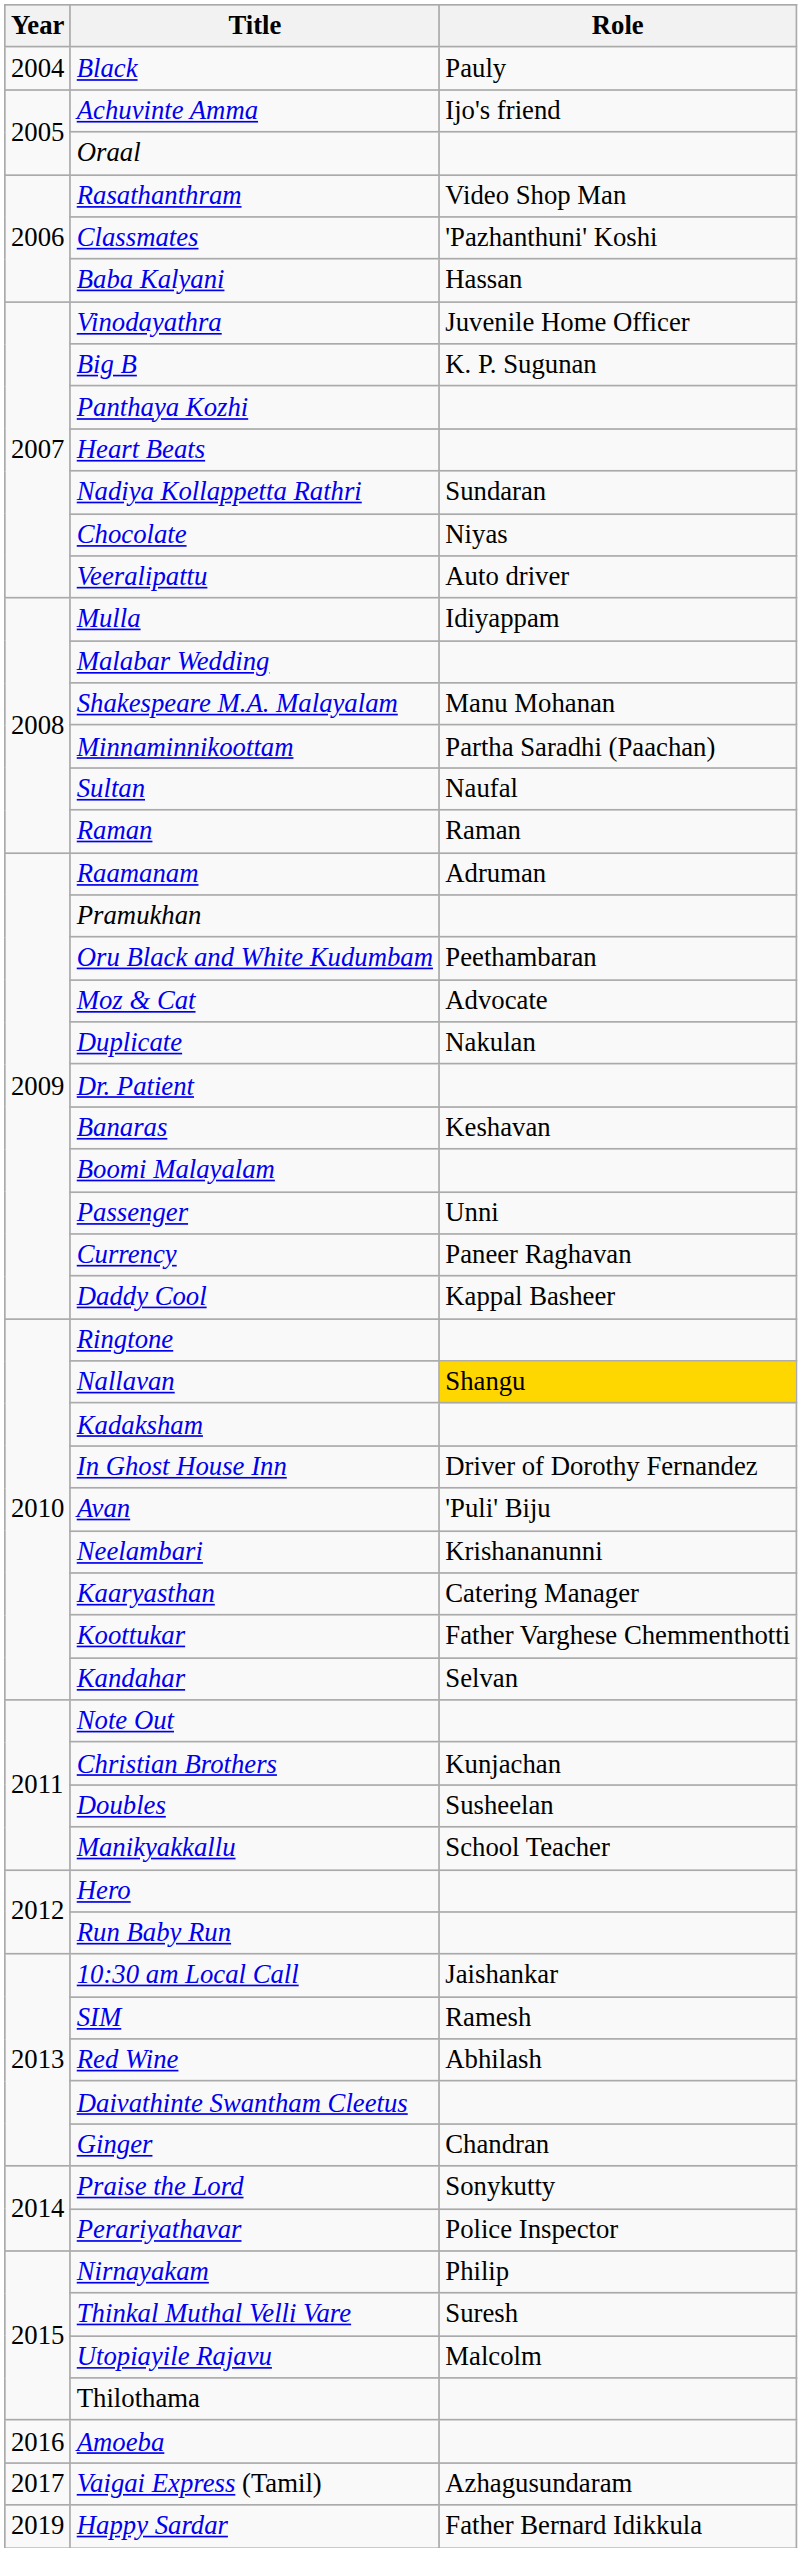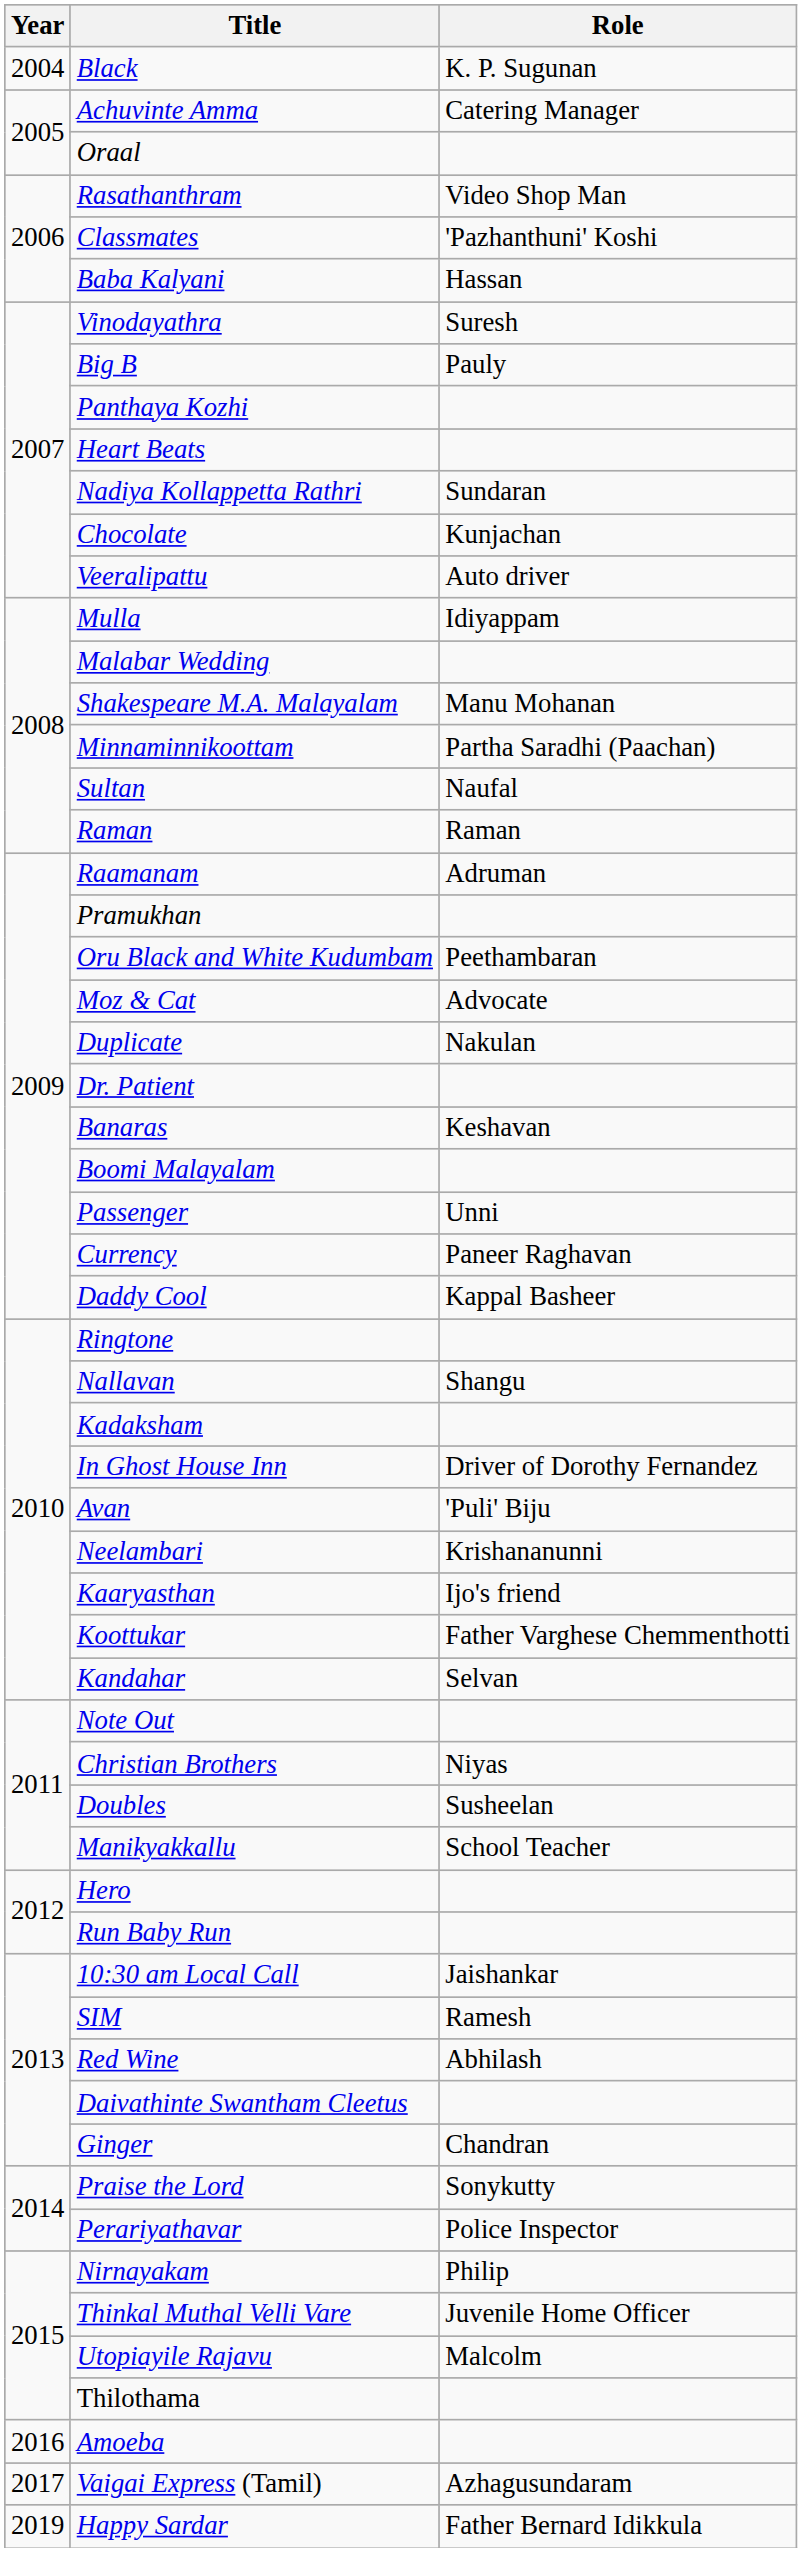(476, 68) Pauly -> (521, 68) K. P. Sugunan
(503, 110) Ijo's friend -> (542, 110) Catering Manager
(567, 322) Juvenile Home Officer -> (482, 322) Suresh
(521, 364) K. P. Sugunan -> (476, 364) Pauly
(476, 534) Niyas -> (503, 534) Kunjachan
(485, 1381) gold background -> (485, 1381) no background
(542, 1593) Catering Manager -> (503, 1593) Ijo's friend
(503, 1763) Kunjachan -> (476, 1763) Niyas
(482, 2314) Suresh -> (567, 2314) Juvenile Home Officer
